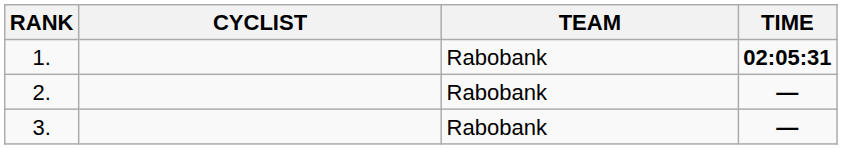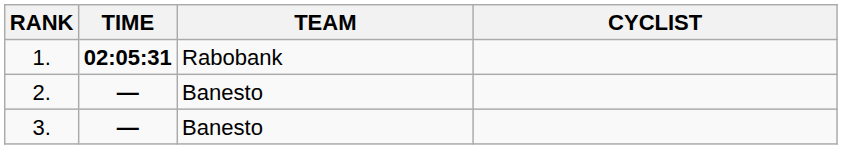columns swapped: (260, 22) <-> (787, 22)
(497, 92) Rabobank -> (223, 92) Banesto
(497, 127) Rabobank -> (223, 127) Banesto
